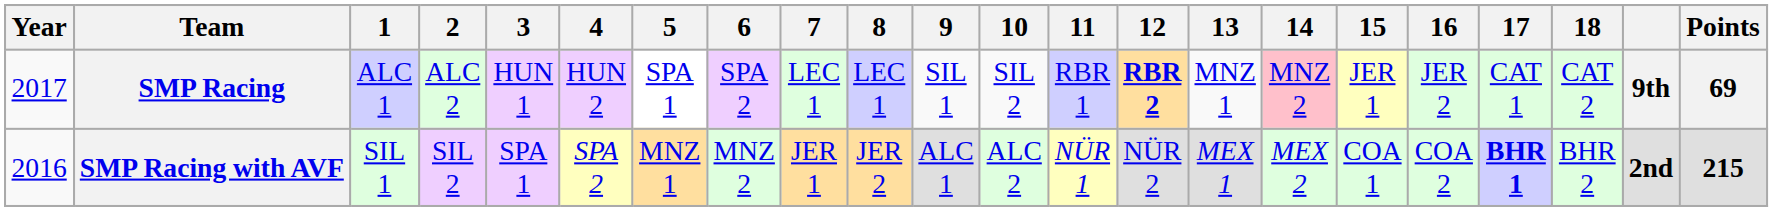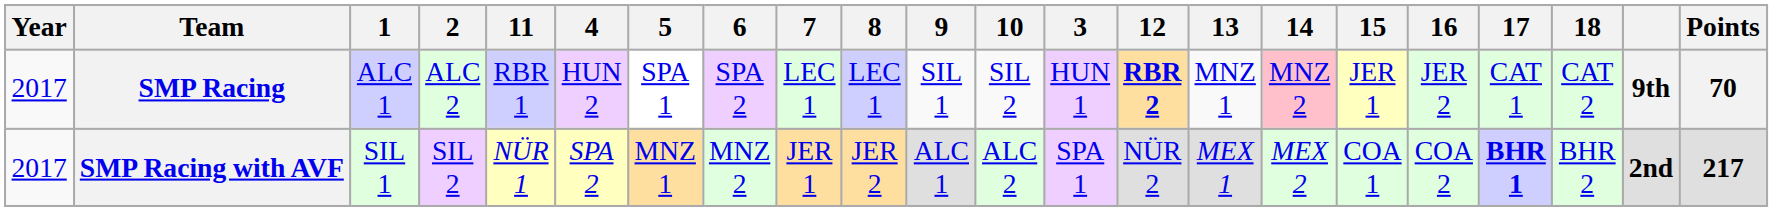columns swapped: (523, 26) <-> (1082, 26)
(1723, 88) 69 -> (1723, 88) 70
(39, 166) 2016 -> (39, 166) 2017
(1723, 166) 215 -> (1723, 166) 217
